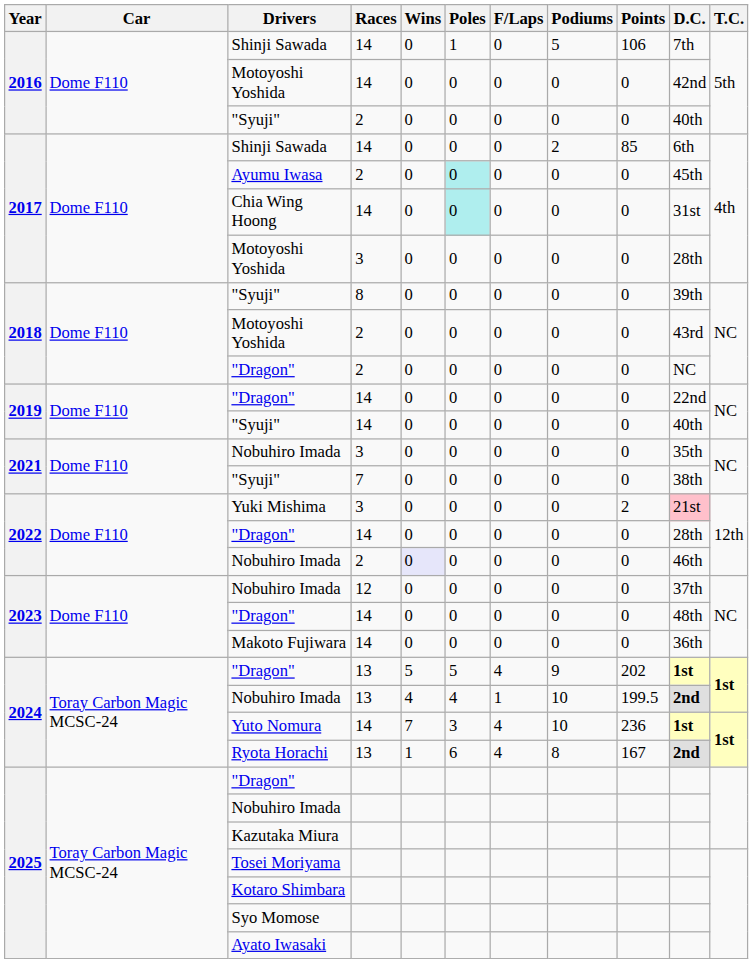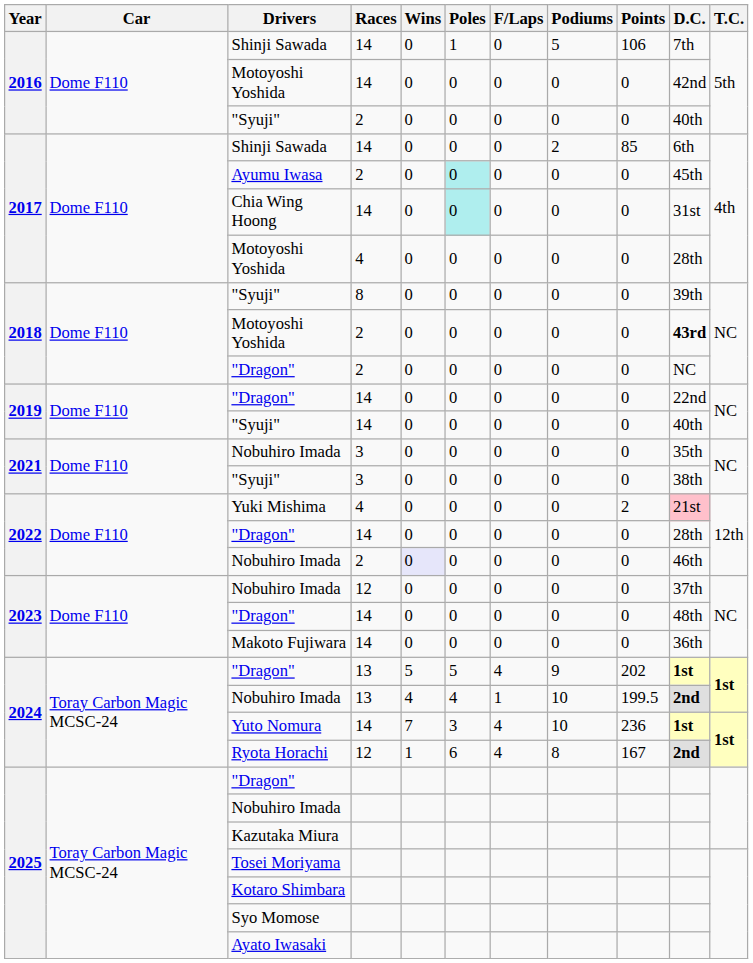(359, 258) 3 -> (359, 258) 4
(688, 332) normal -> (690, 332) bold
(359, 479) 7 -> (359, 479) 3
(359, 506) 3 -> (359, 506) 4
(364, 752) 13 -> (364, 752) 12
